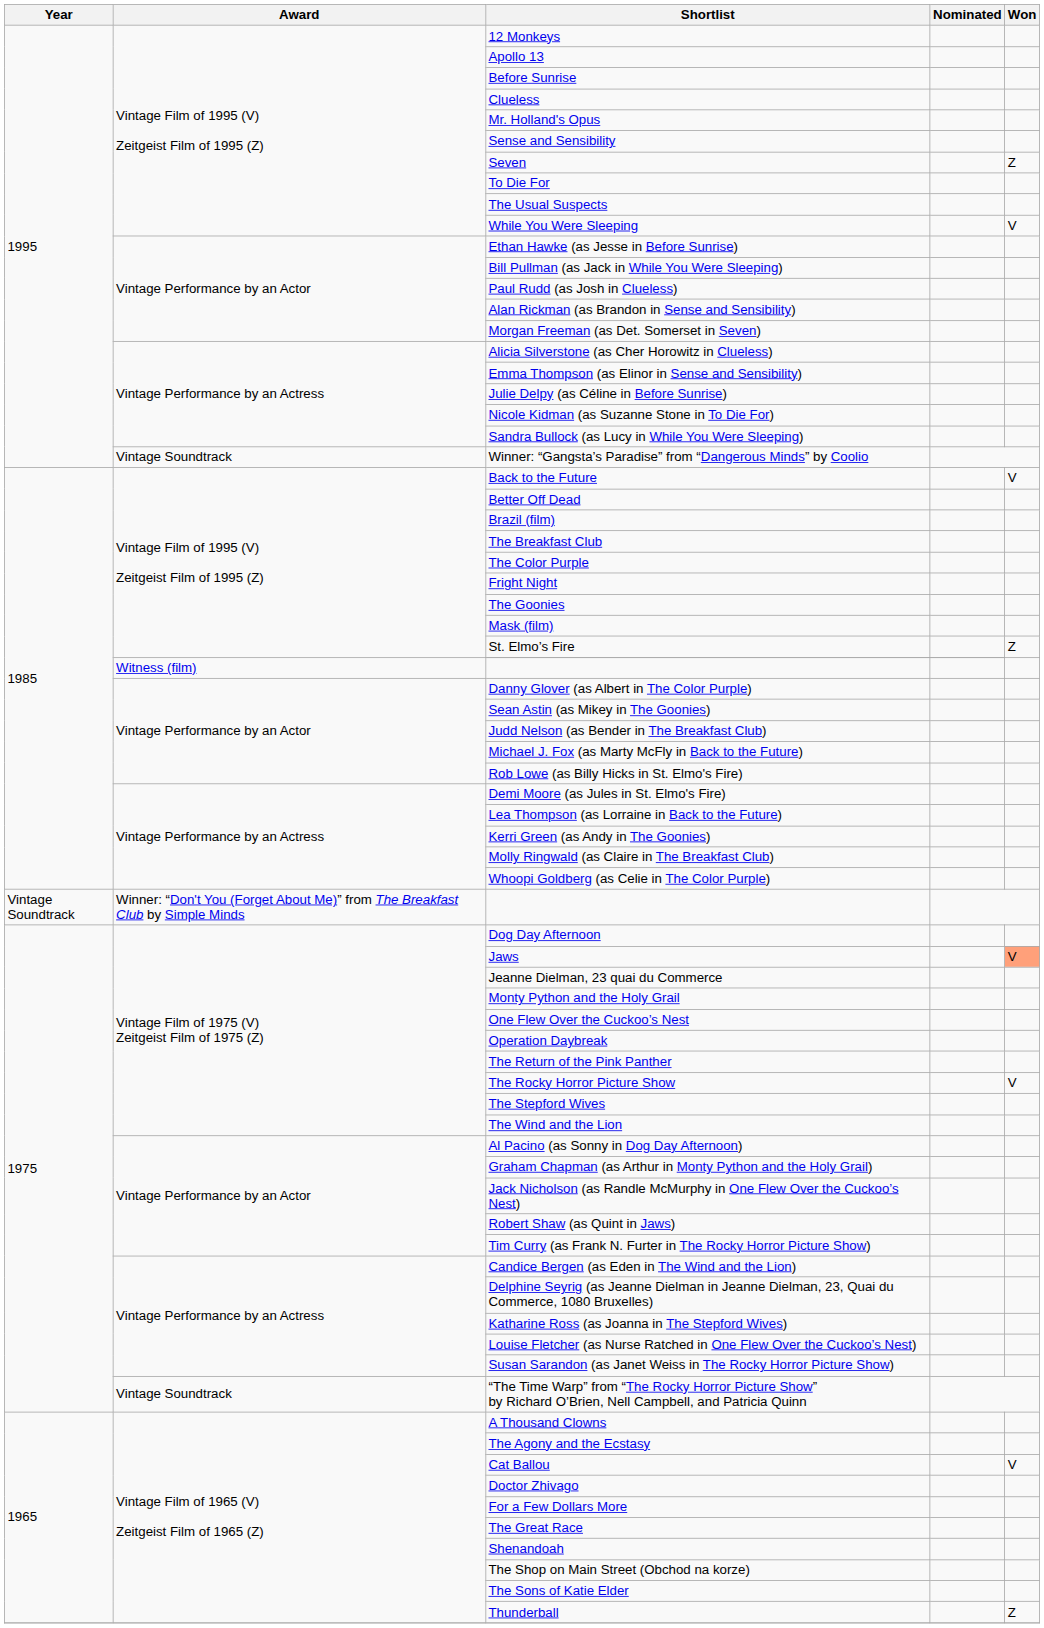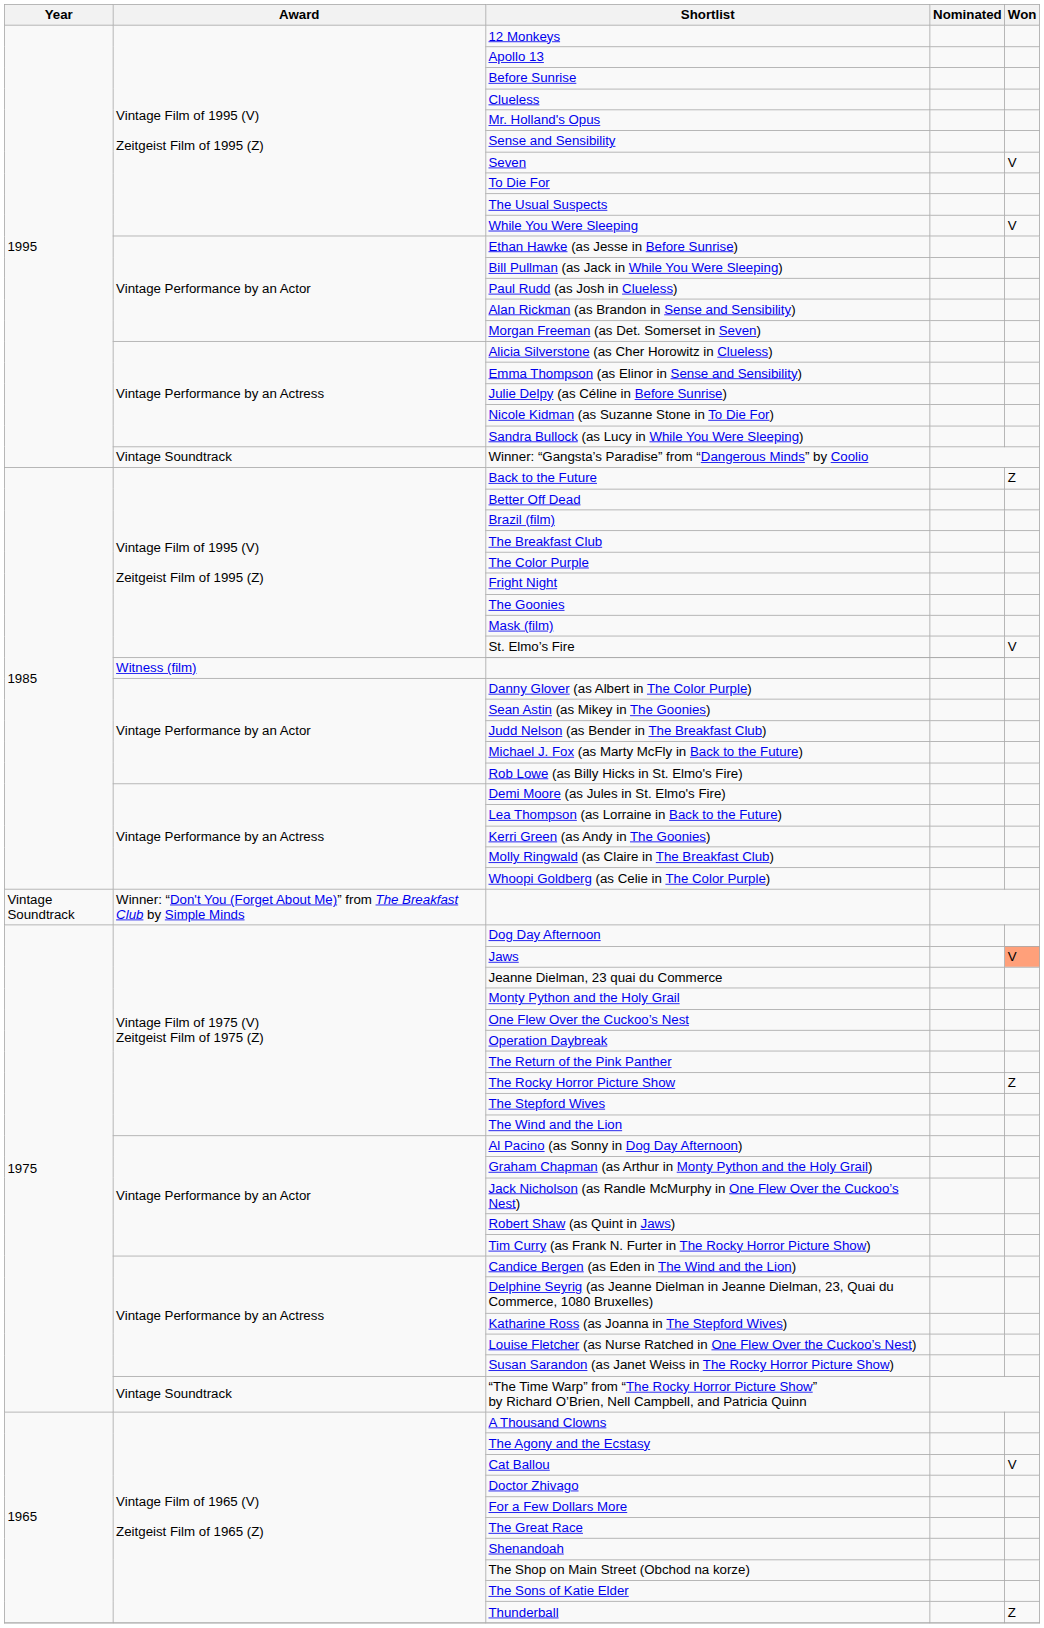(1012, 162) Z -> (1012, 162) V
(1012, 478) V -> (1012, 478) Z
(1012, 646) Z -> (1012, 646) V
(1012, 1083) V -> (1012, 1083) Z
